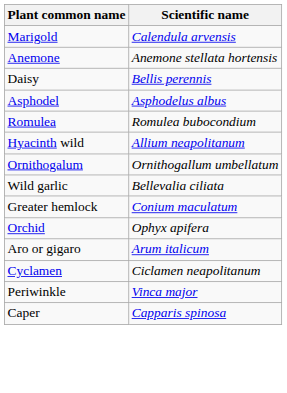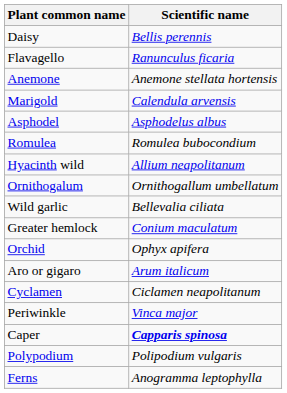rows swapped: (23, 79) <-> (33, 36)
+ row: (36, 57)
(179, 313) normal -> (179, 334) bold
+ row: (40, 356)
+ row: (22, 377)
